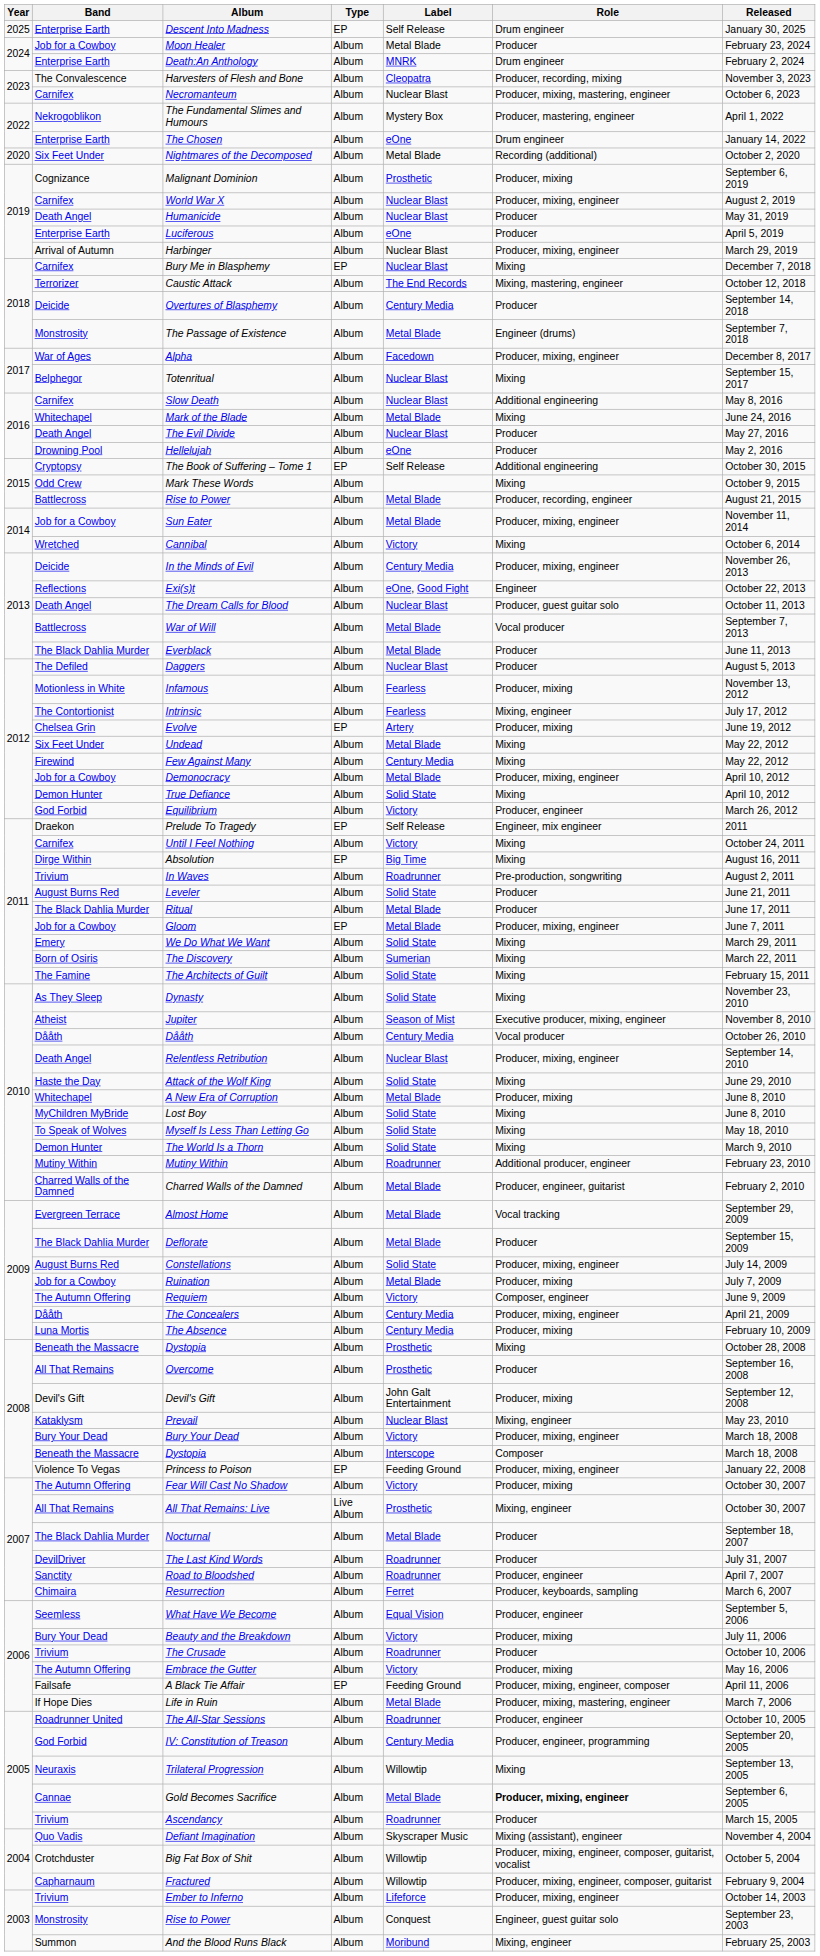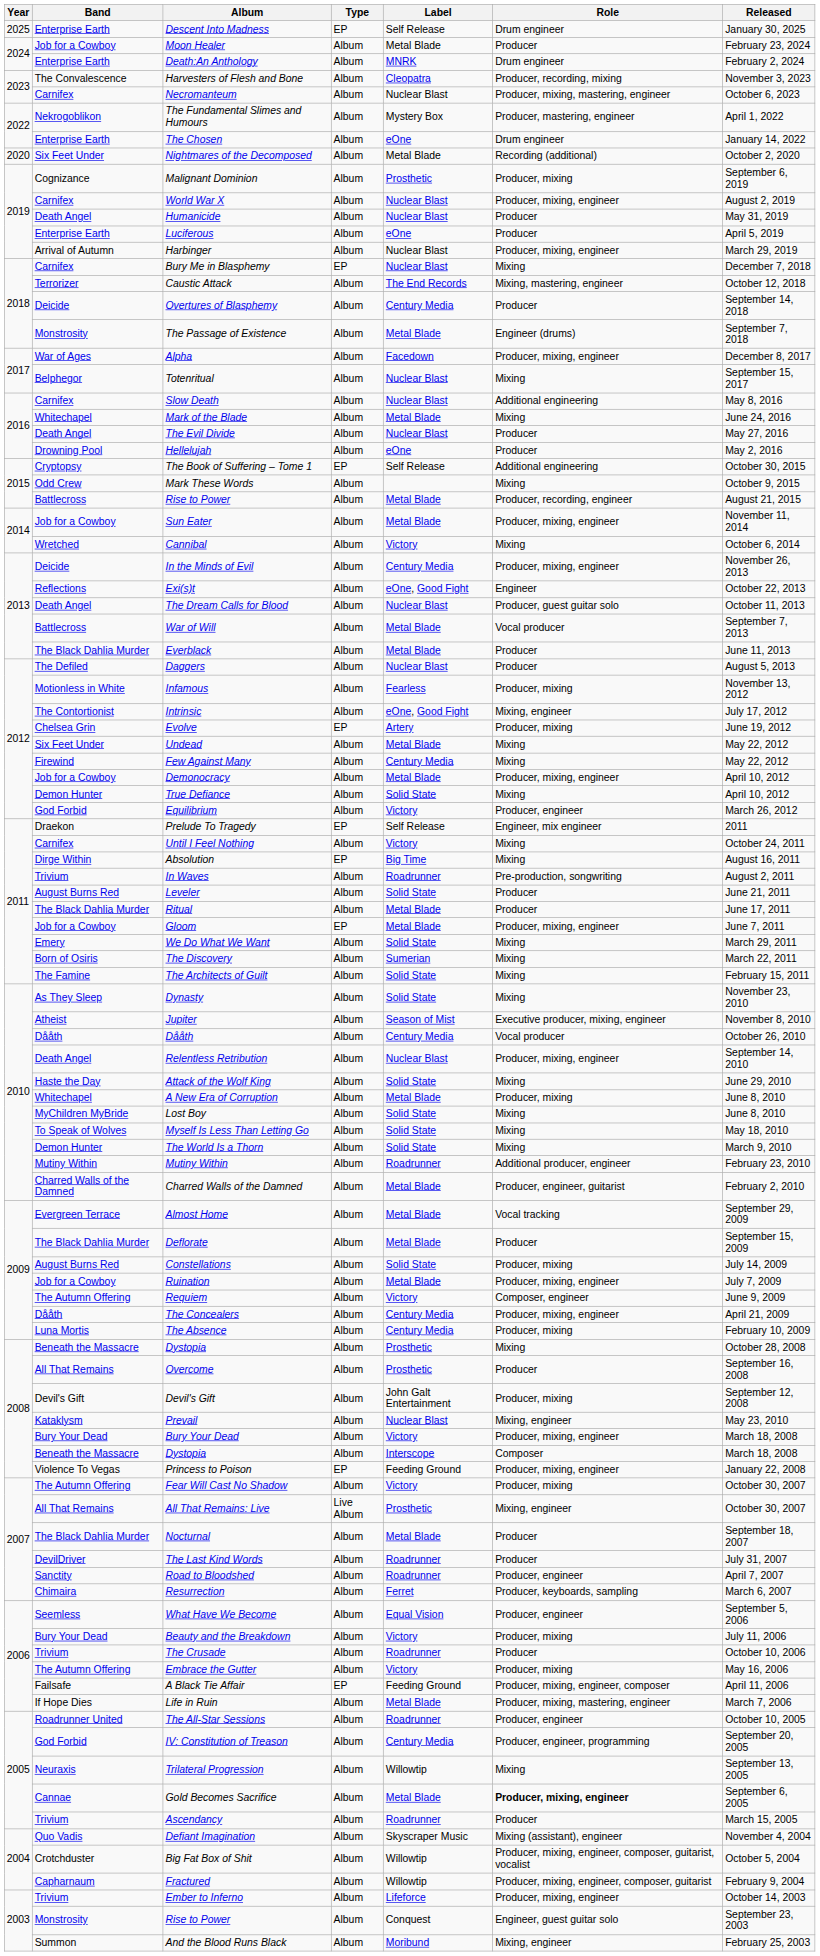(406, 711) Fearless -> (427, 711) eOne, Good Fight
(557, 1265) Producer, mixing, engineer -> (534, 1265) Producer, mixing
(534, 1281) Producer, mixing -> (557, 1281) Producer, mixing, engineer
